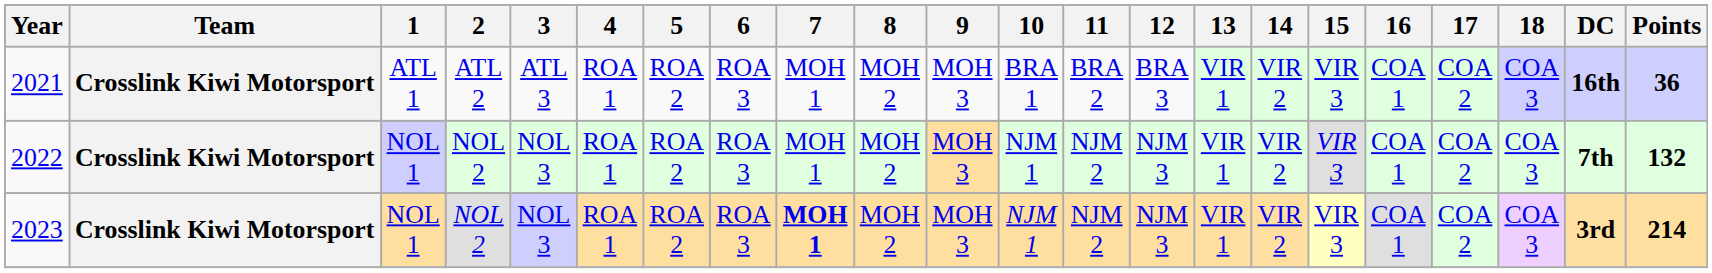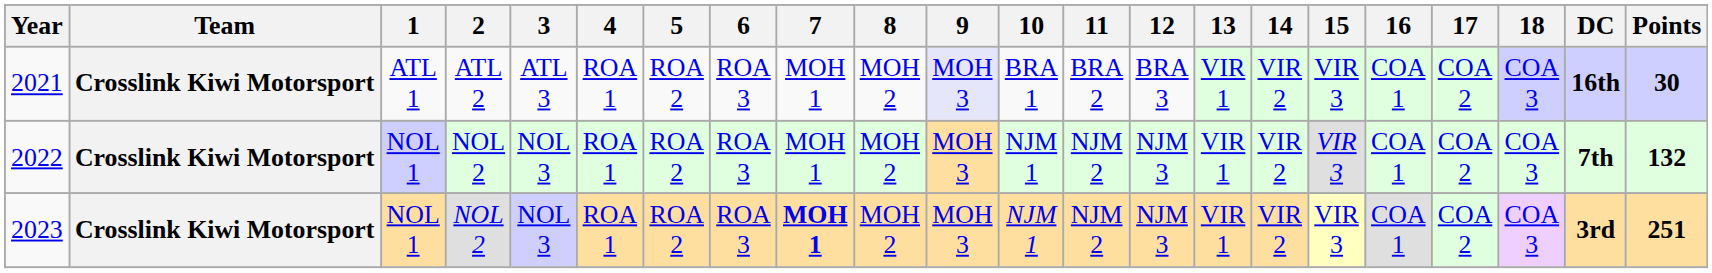(962, 83) no background -> (962, 83) lavender background
(1667, 83) 36 -> (1667, 83) 30
(1667, 229) 214 -> (1667, 229) 251
